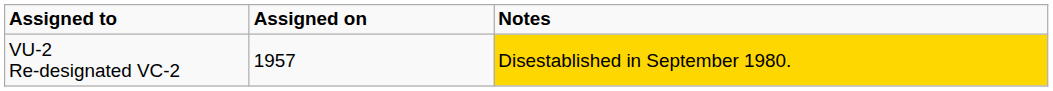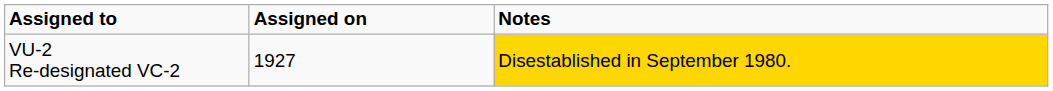(275, 60) 1957 -> (275, 60) 1927
